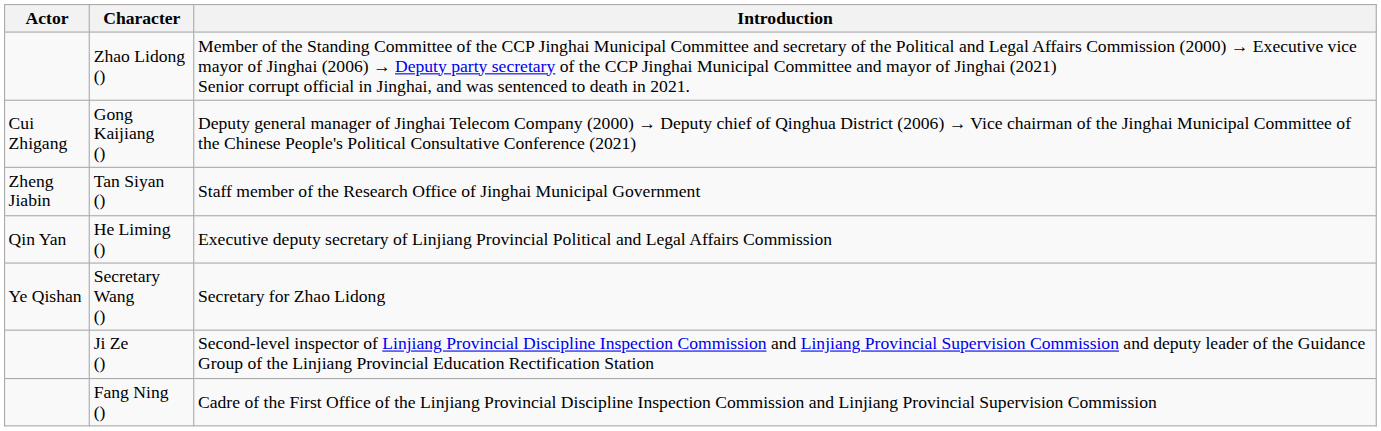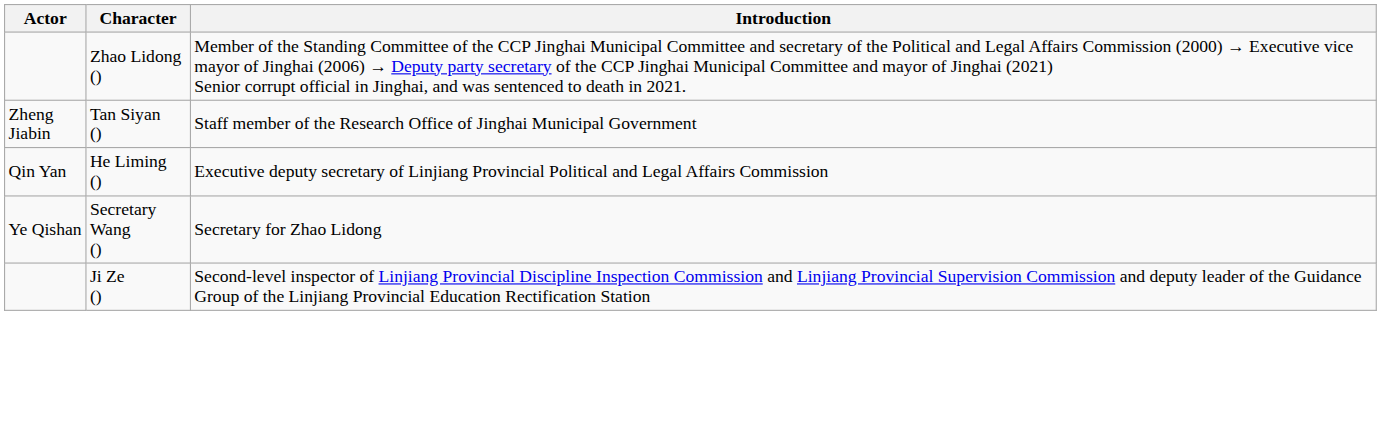- row: (124, 133)
- row: (131, 401)
